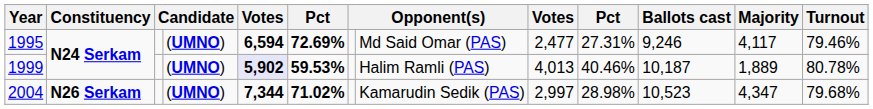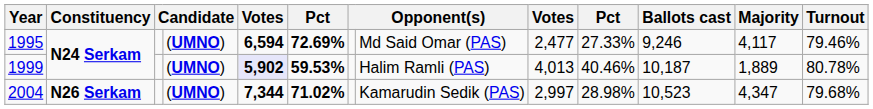(608, 42) 27.31% -> (608, 42) 27.33%
